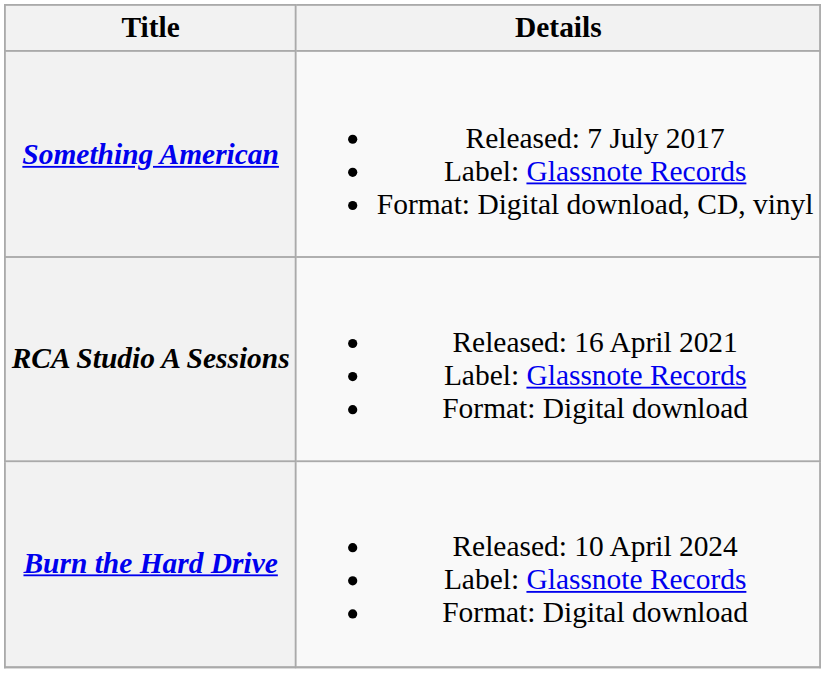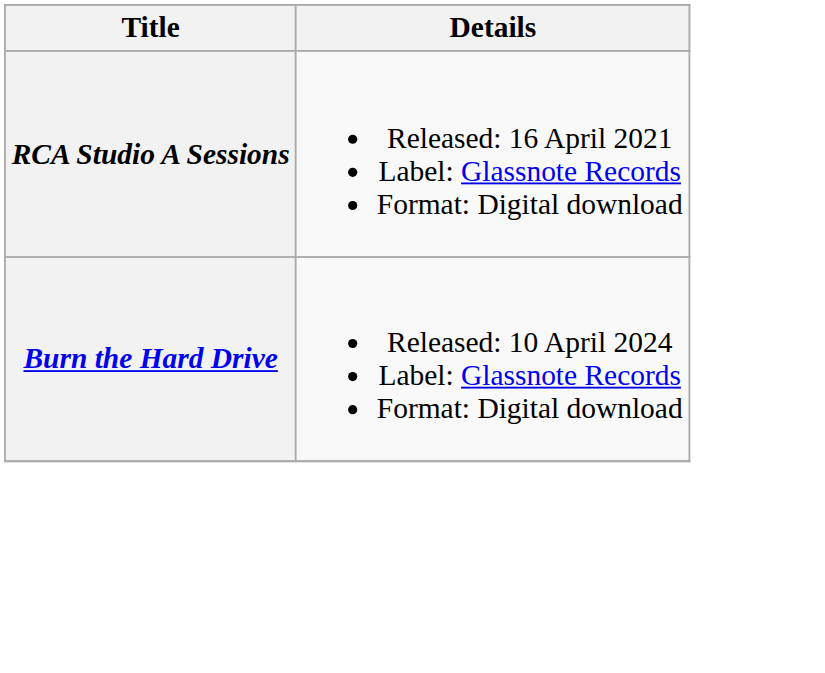- row: (151, 153)
